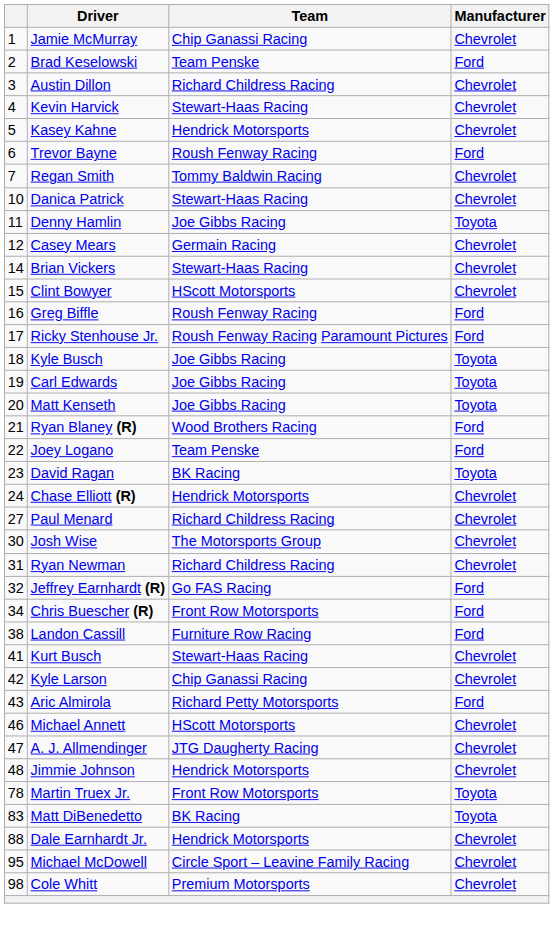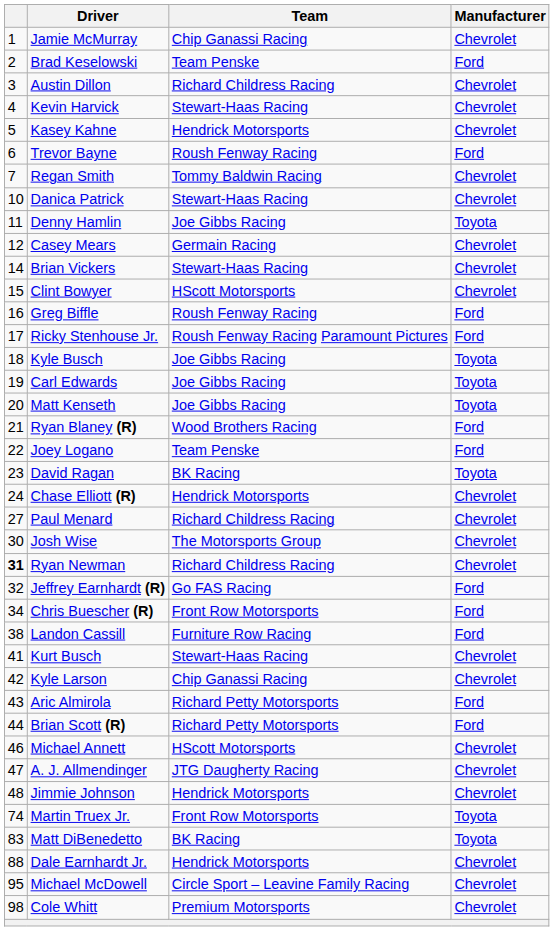(16, 565) normal -> (16, 565) bold
+ row: (78, 725)
(16, 793) 78 -> (16, 816) 74
